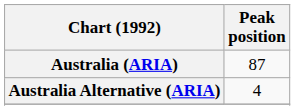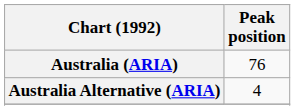(257, 63) 87 -> (257, 63) 76
